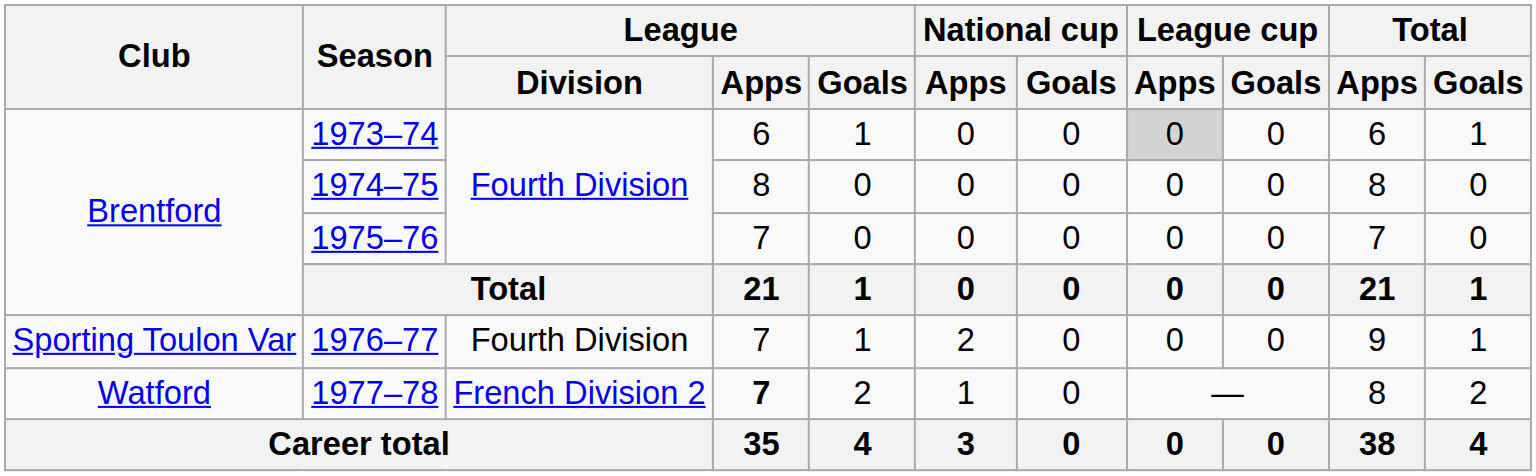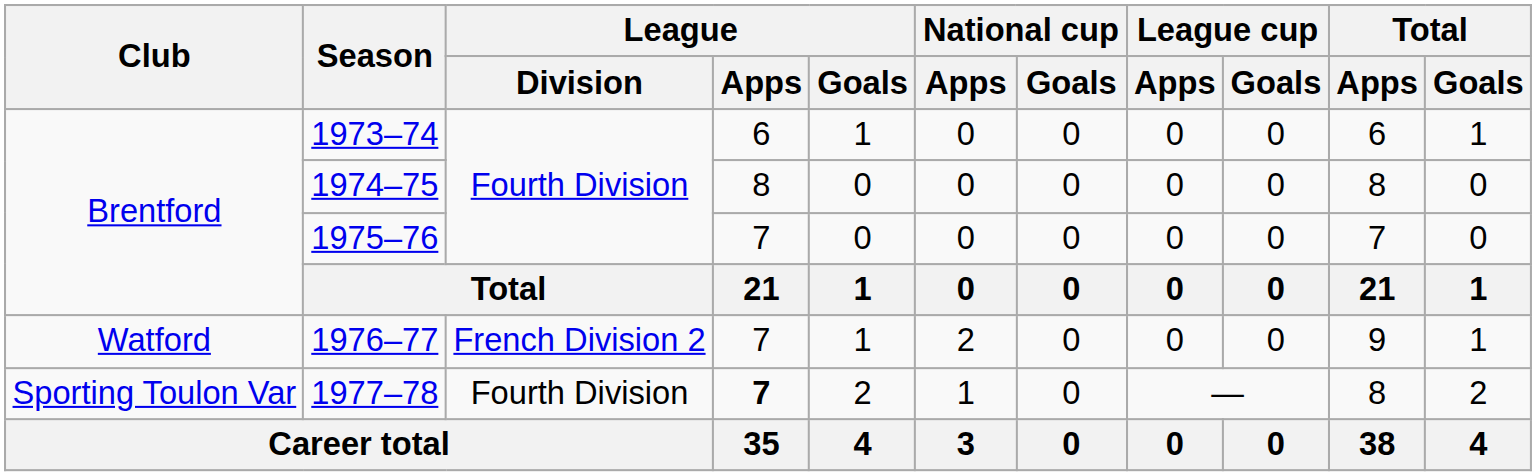(1175, 133) lightgrey background -> (1175, 133) no background
(154, 340) Sporting Toulon Var -> (154, 340) Watford
(579, 340) Fourth Division -> (579, 340) French Division 2
(154, 392) Watford -> (154, 392) Sporting Toulon Var
(579, 392) French Division 2 -> (579, 392) Fourth Division
